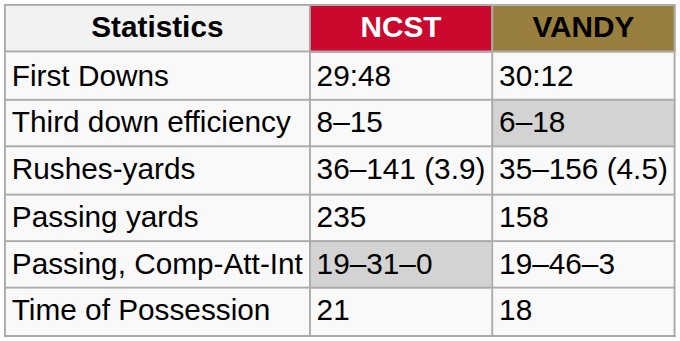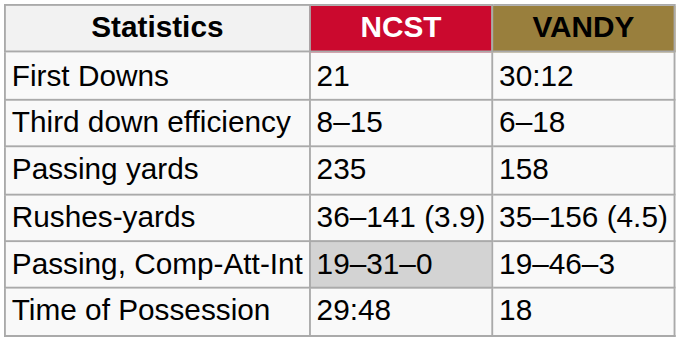(354, 75) 29:48 -> (333, 75) 21
(532, 122) lightgrey background -> (532, 122) no background
rows swapped: (104, 169) <-> (105, 216)
(333, 311) 21 -> (354, 311) 29:48
